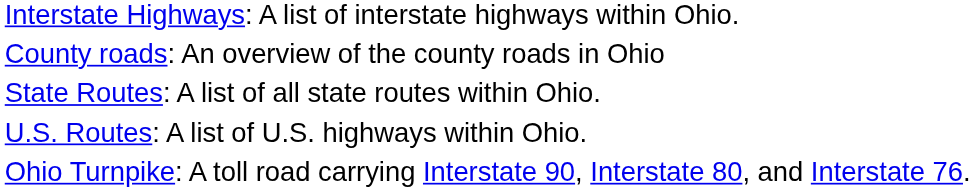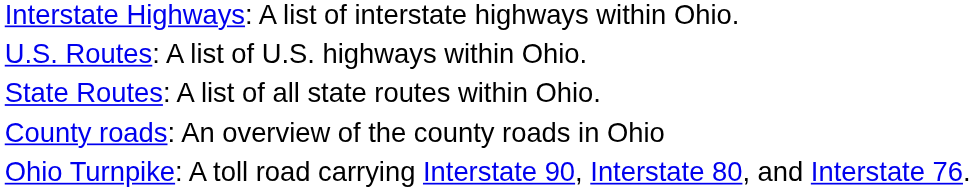rows swapped: (296, 132) <-> (335, 54)
